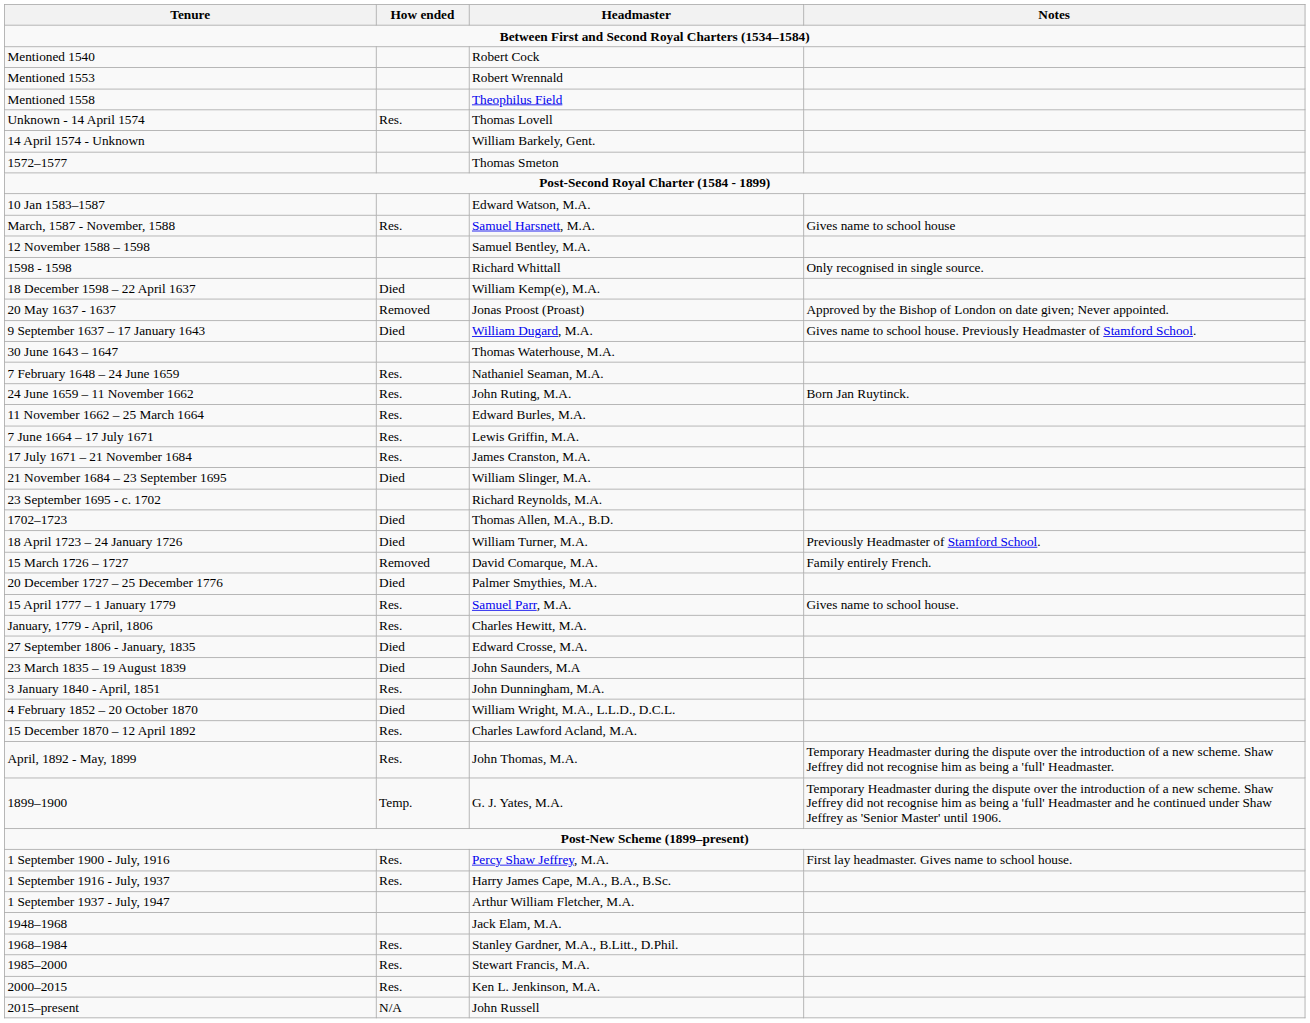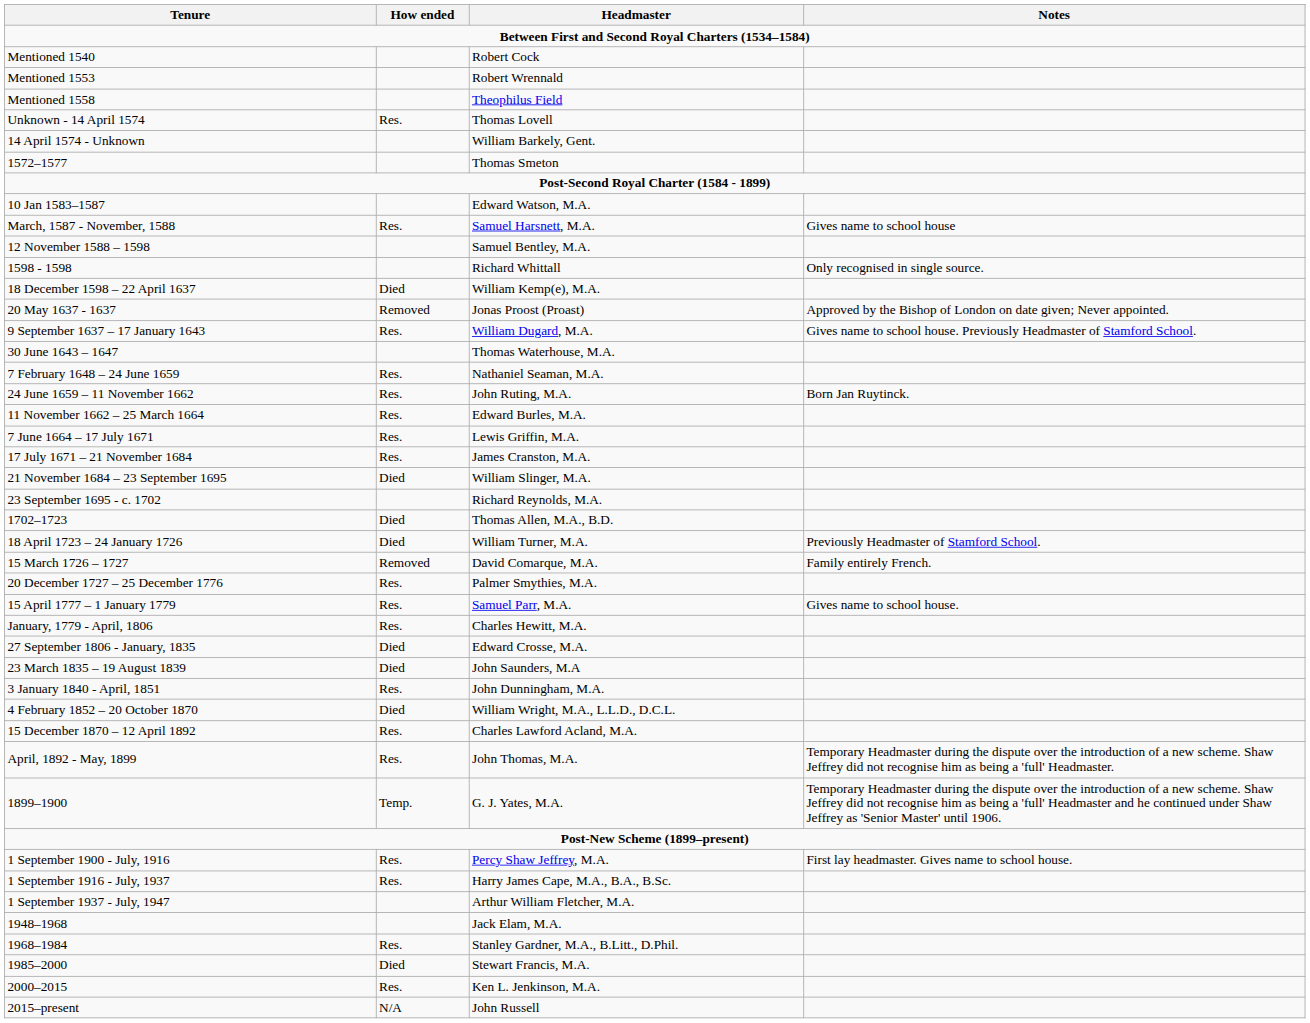(392, 330) Died -> (391, 330) Res.
(392, 583) Died -> (391, 583) Res.
(391, 965) Res. -> (392, 965) Died
